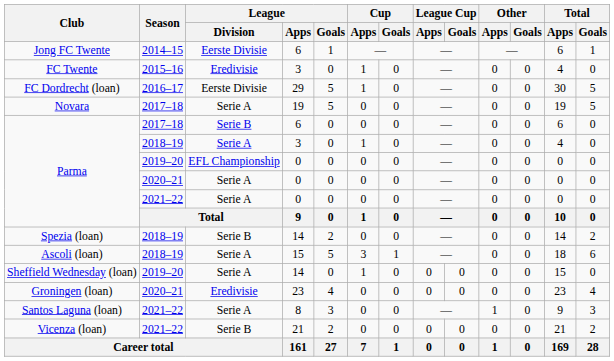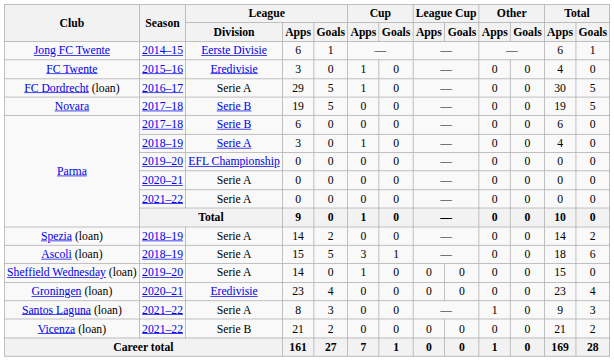(234, 87) Eerste Divisie -> (234, 87) Serie A
(234, 106) Serie A -> (234, 106) Serie B
(234, 236) Serie B -> (234, 236) Serie A
